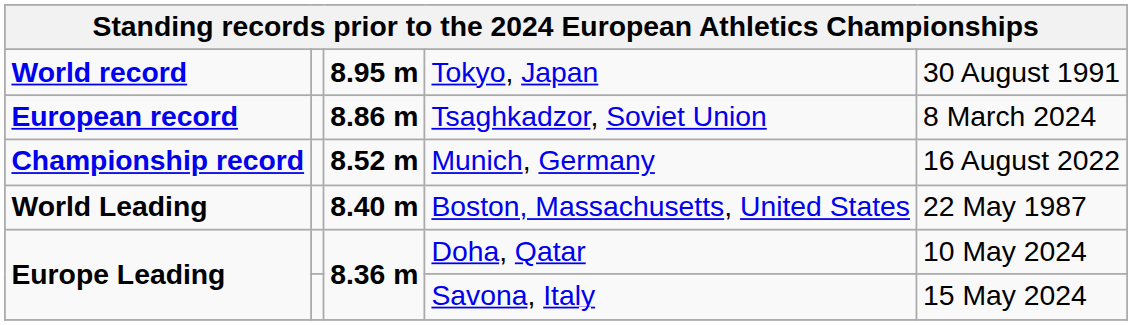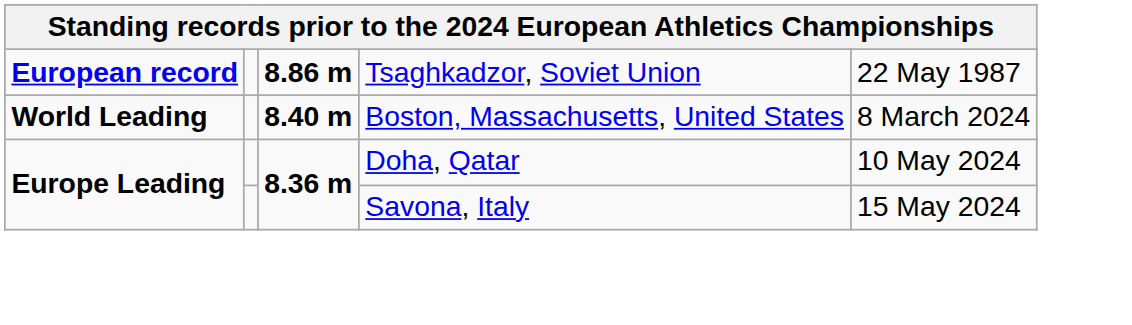- row: (515, 71)
(1010, 116) 8 March 2024 -> (939, 71) 22 May 1987
- row: (543, 161)
(1005, 206) 22 May 1987 -> (944, 116) 8 March 2024
